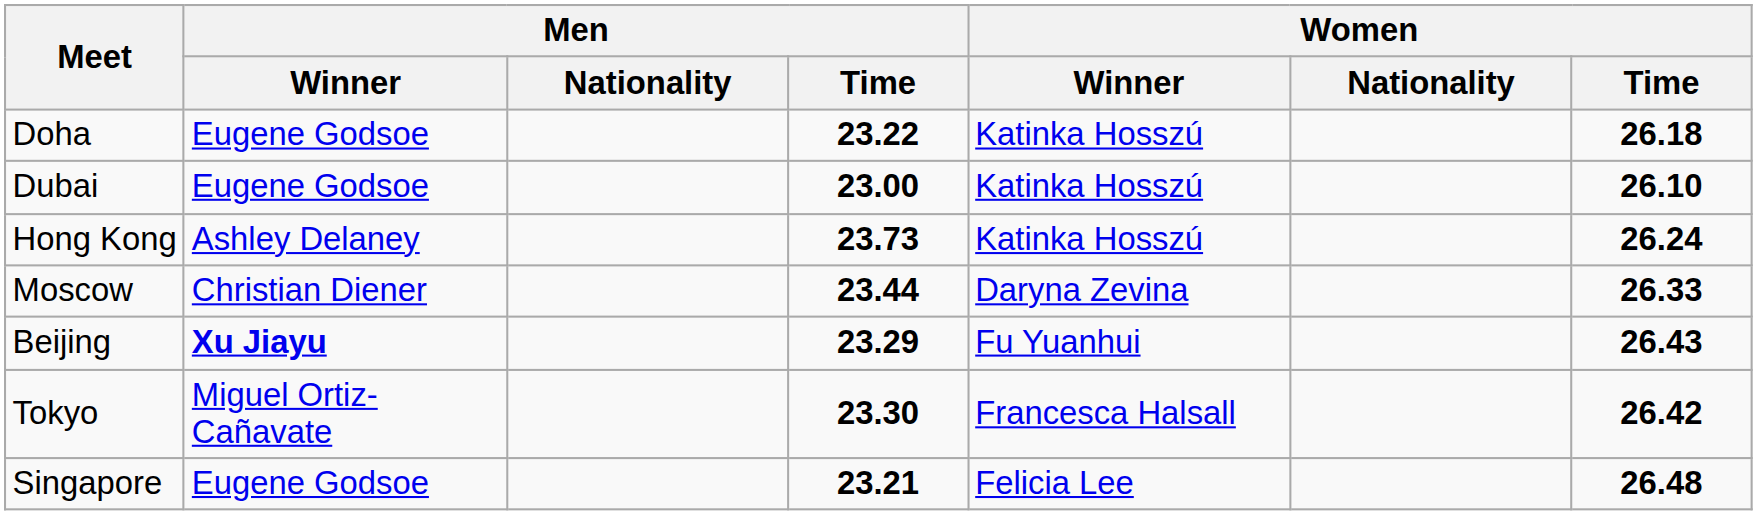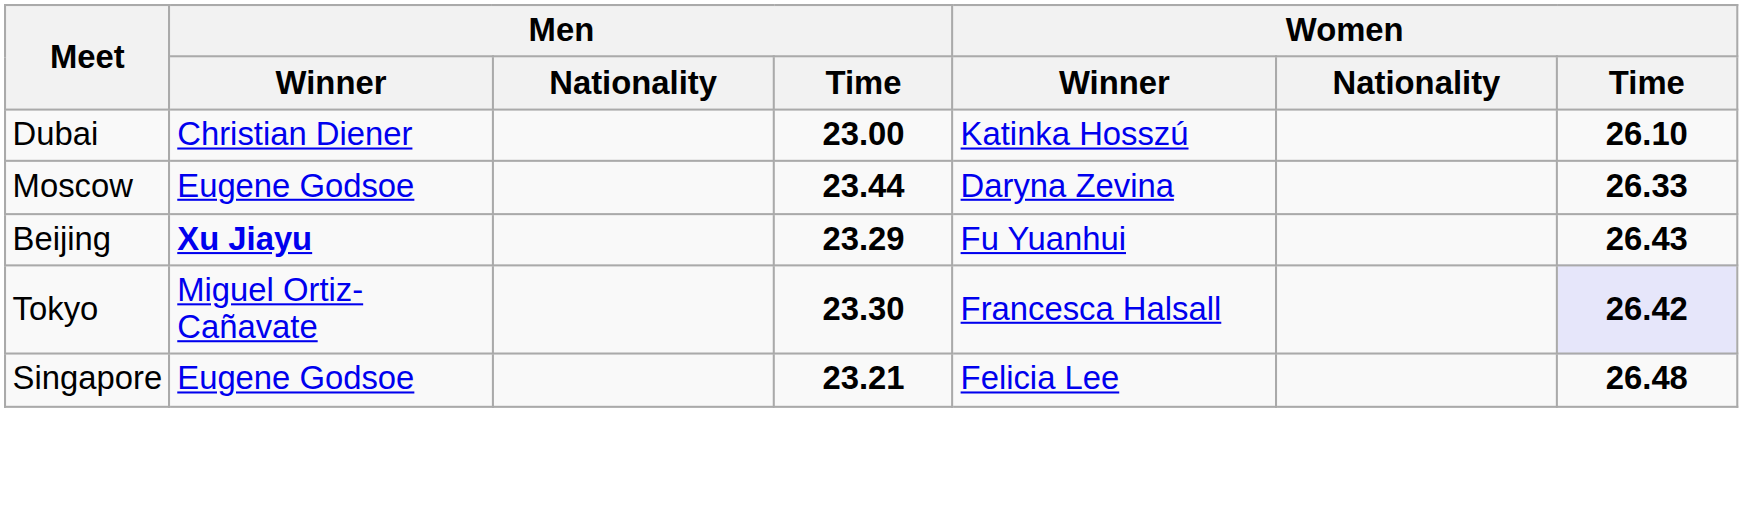- row: (52, 134)
(310, 186) Eugene Godsoe -> (295, 134) Christian Diener
- row: (95, 238)
(309, 290) Christian Diener -> (296, 186) Eugene Godsoe
(1661, 413) no background -> (1647, 309) lavender background
